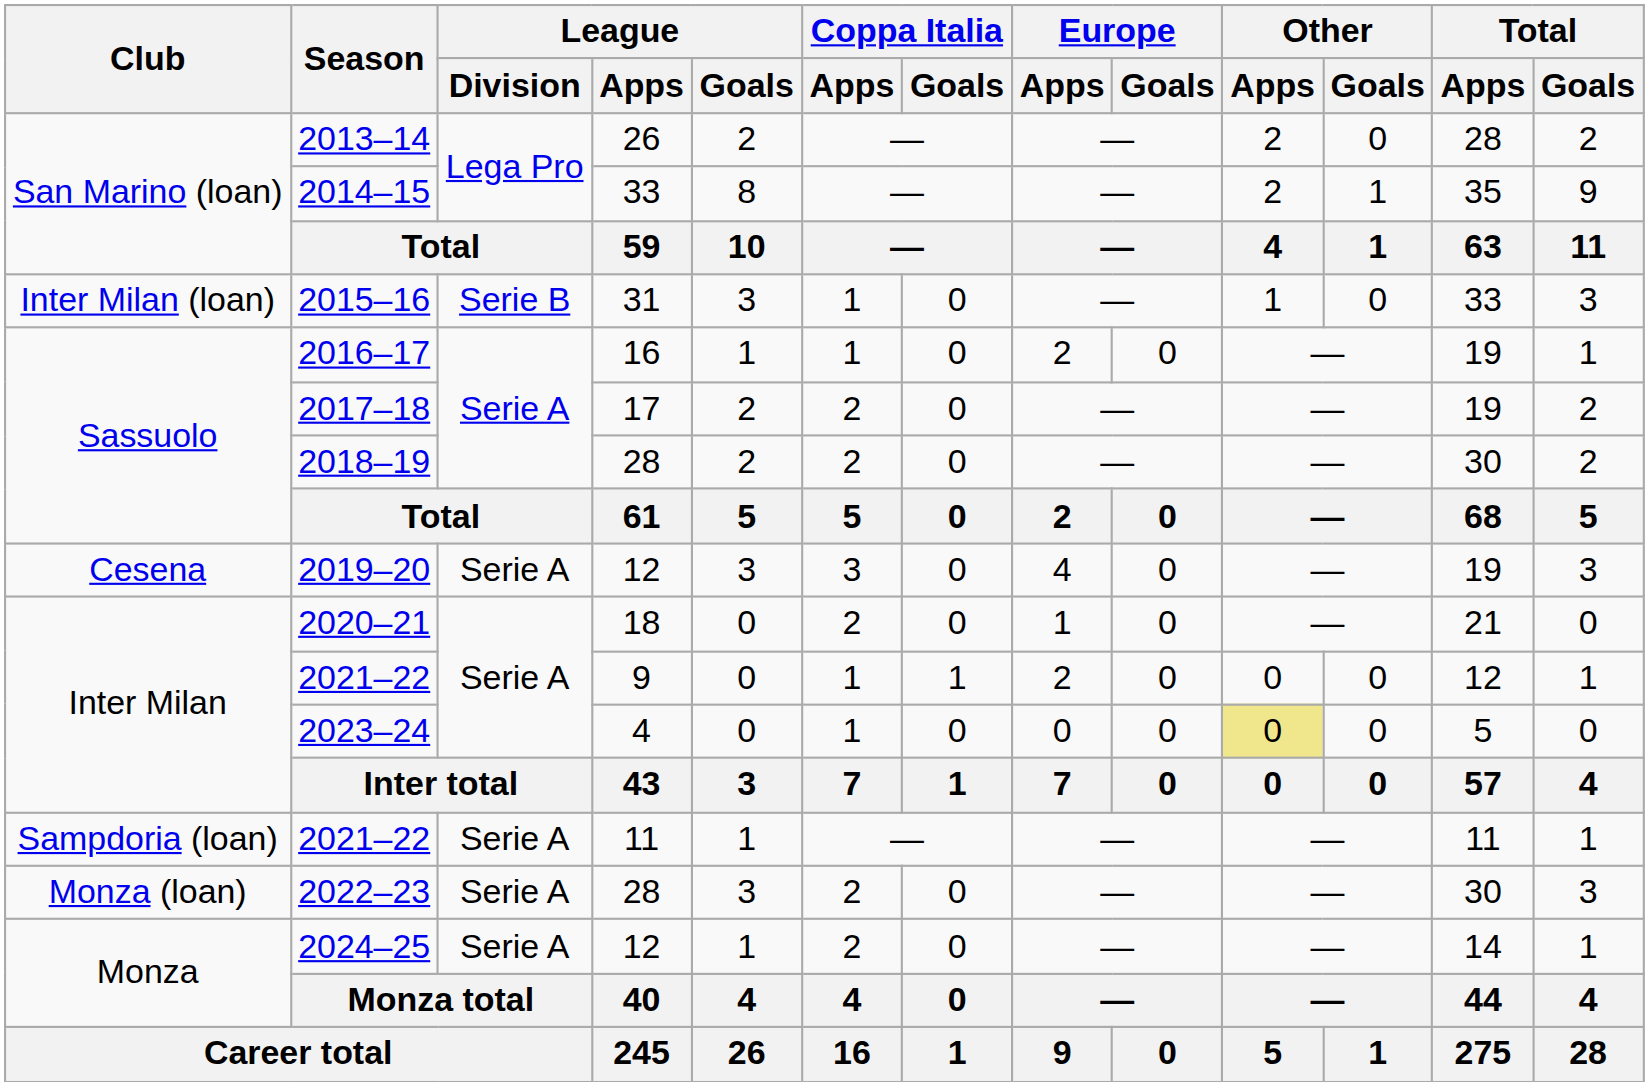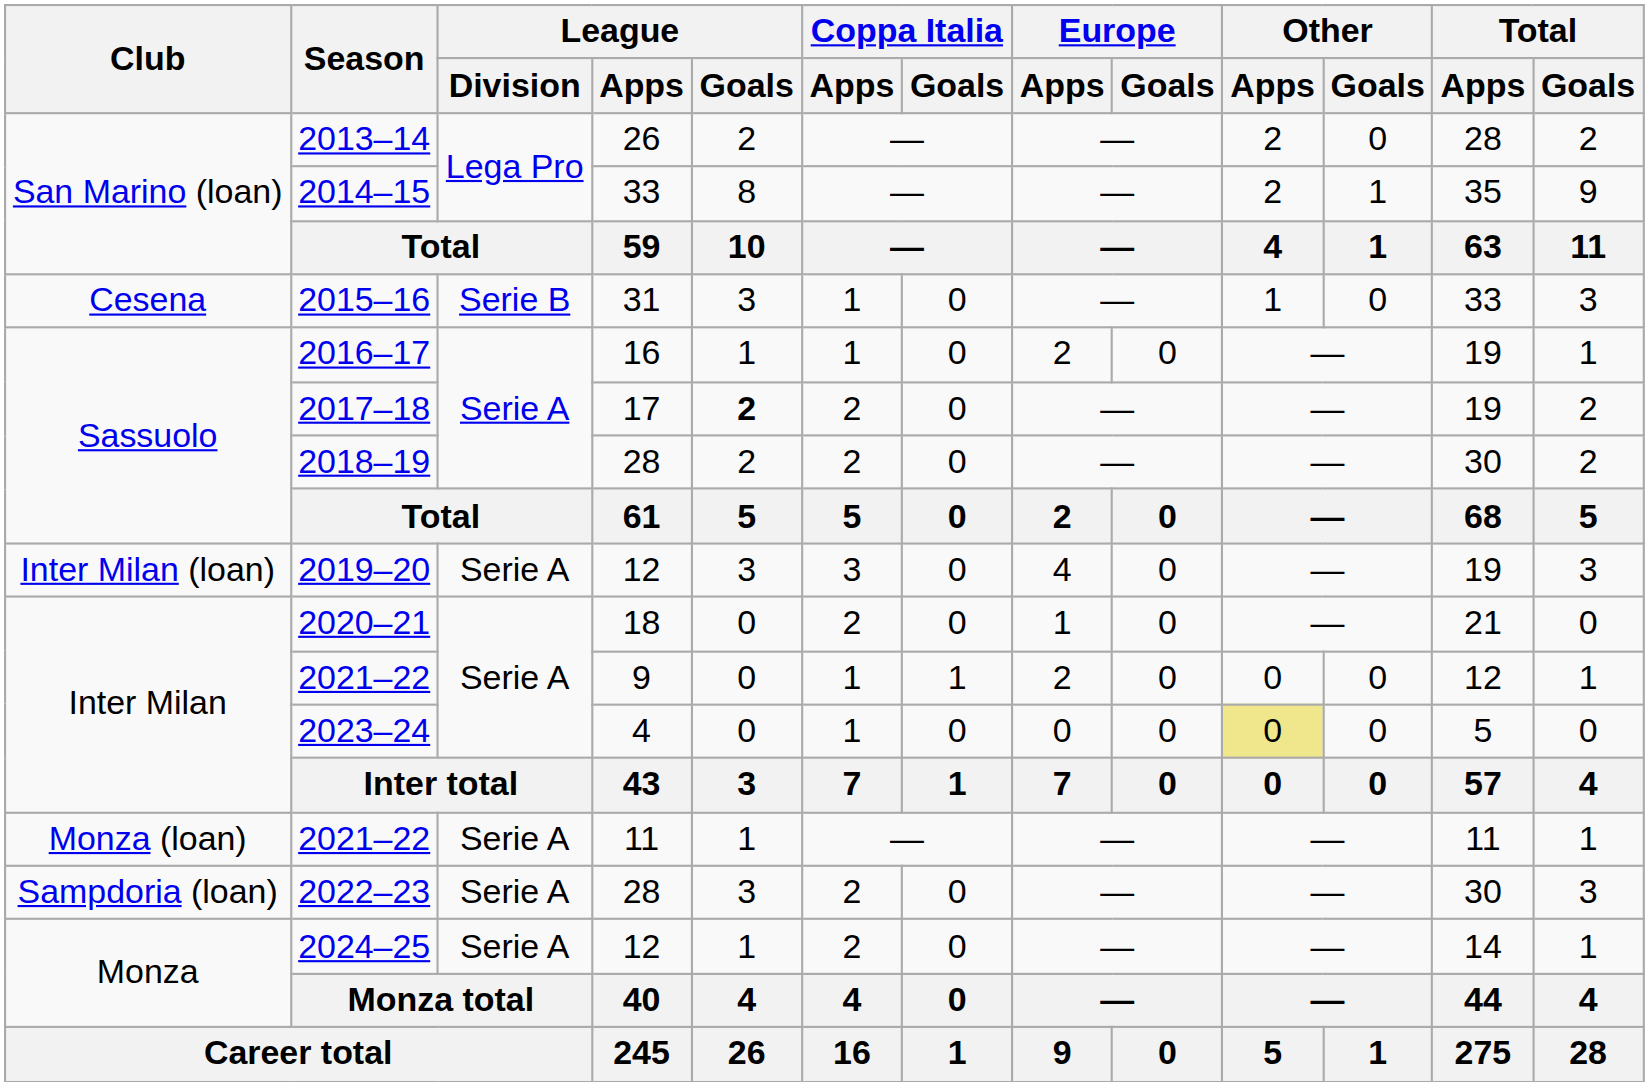(148, 300) Inter Milan (loan) -> (148, 300) Cesena
(747, 407) normal -> (747, 407) bold
(148, 569) Cesena -> (148, 569) Inter Milan (loan)
(148, 838) Sampdoria (loan) -> (148, 838) Monza (loan)
(148, 892) Monza (loan) -> (148, 892) Sampdoria (loan)
